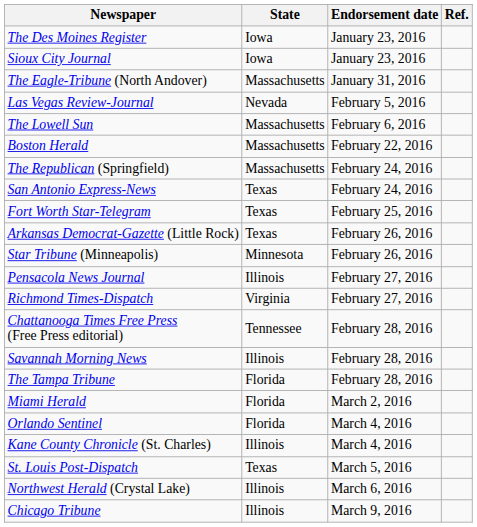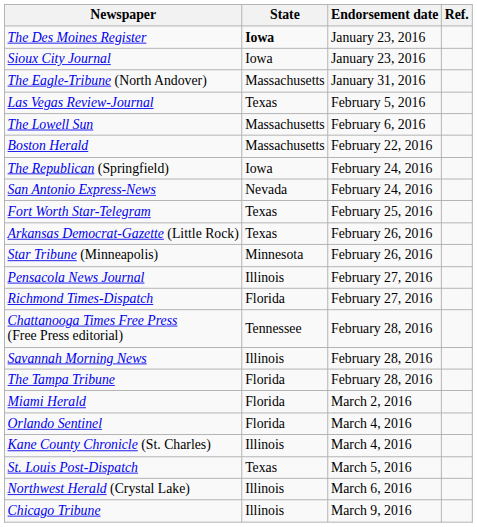(259, 37) normal -> (260, 37) bold
(266, 102) Nevada -> (261, 102) Texas
(285, 168) Massachusetts -> (259, 168) Iowa
(261, 189) Texas -> (266, 189) Nevada
(268, 299) Virginia -> (265, 299) Florida
